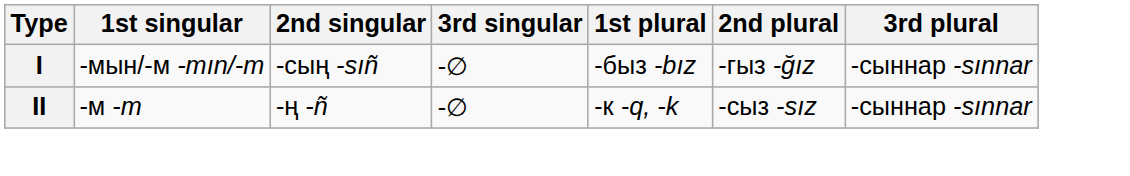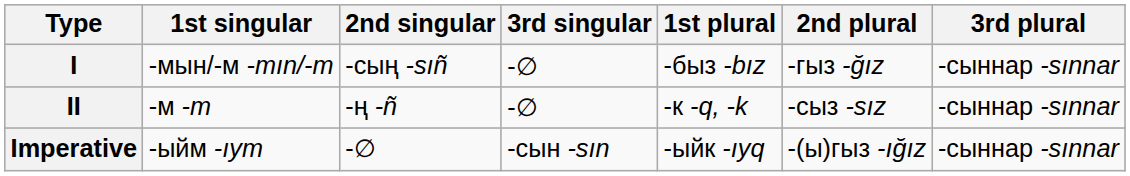+ row: (74, 148)
